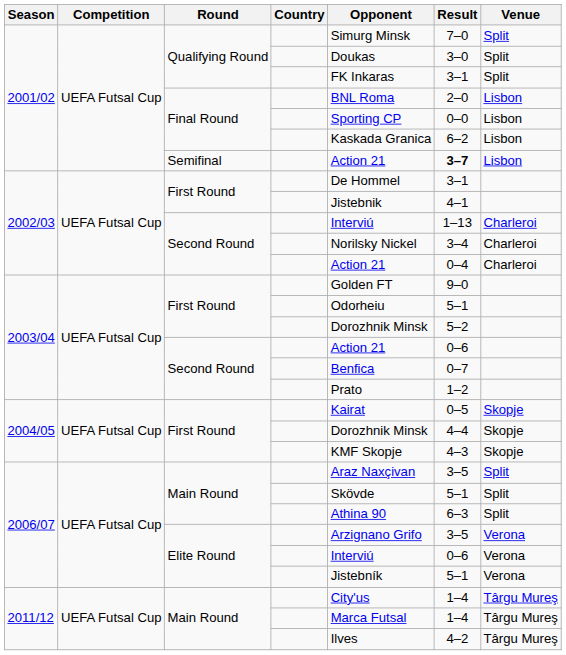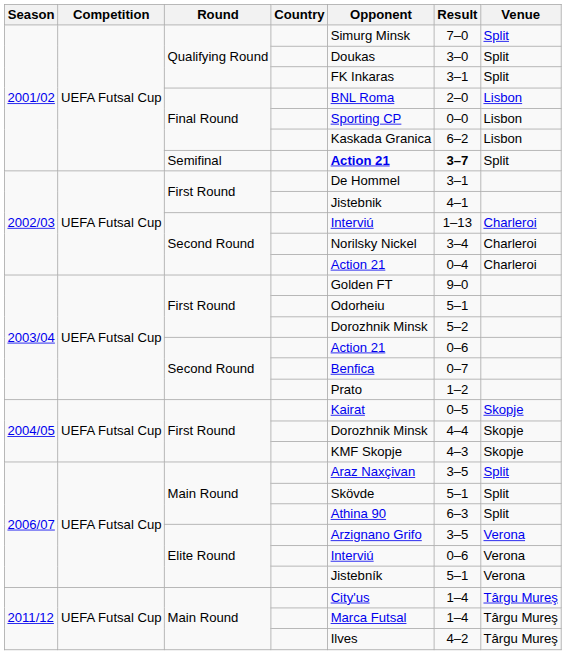(358, 160) normal -> (360, 160) bold
(503, 160) Lisbon -> (496, 160) Split
